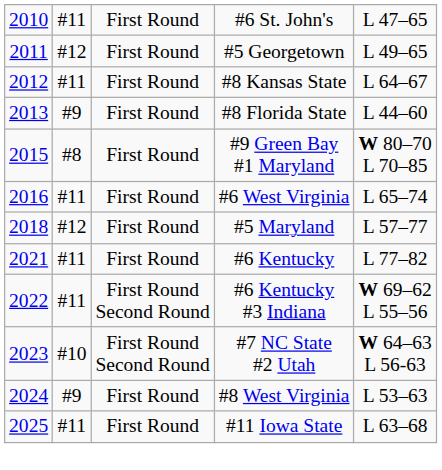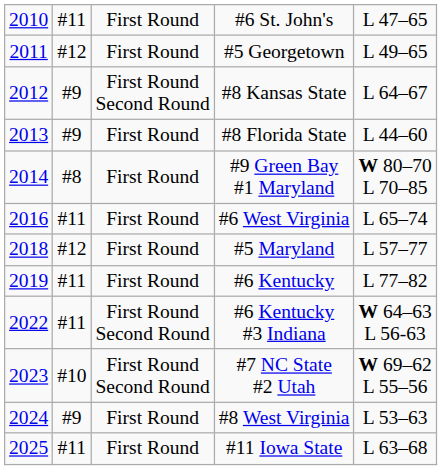(72, 81) #11 -> (72, 92) #9
(153, 81) First Round -> (153, 92) First Round Second Round
(29, 154) 2015 -> (29, 176) 2014
(29, 258) 2021 -> (29, 280) 2019
(395, 300) W 69–62 L 55–56 -> (395, 322) W 64–63 L 56-63
(395, 353) W 64–63 L 56-63 -> (395, 375) W 69–62 L 55–56
